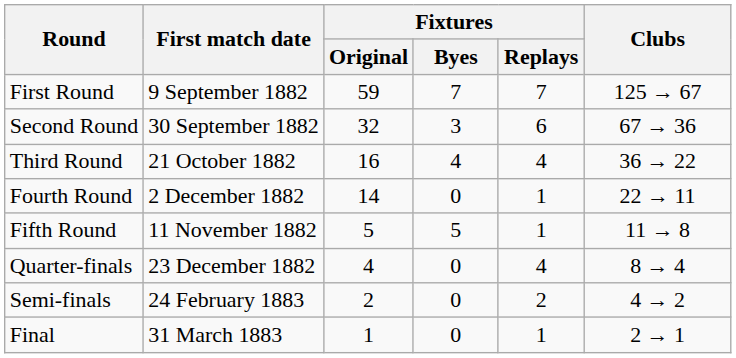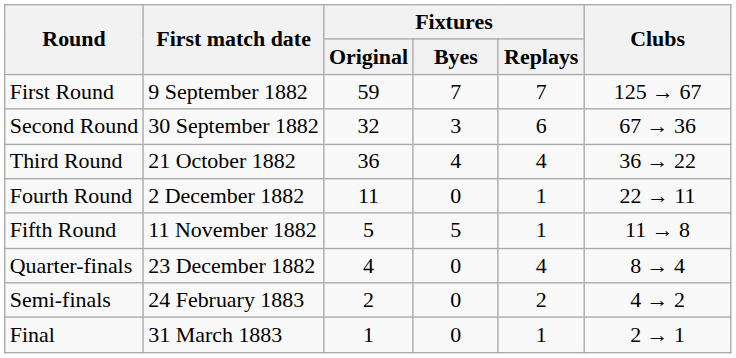(368, 160) 16 -> (368, 160) 36
(368, 195) 14 -> (368, 195) 11
